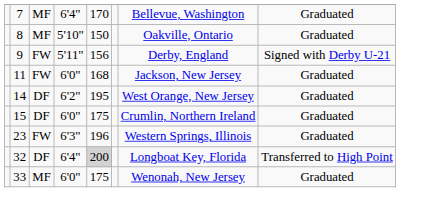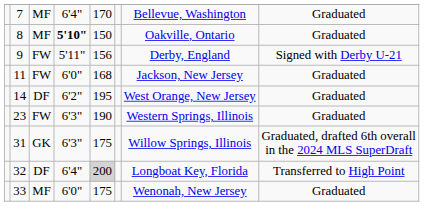(70, 34) normal -> (72, 34) bold
- row: (20, 116)
(99, 136) 196 -> (102, 116) 190
+ row: (20, 143)
